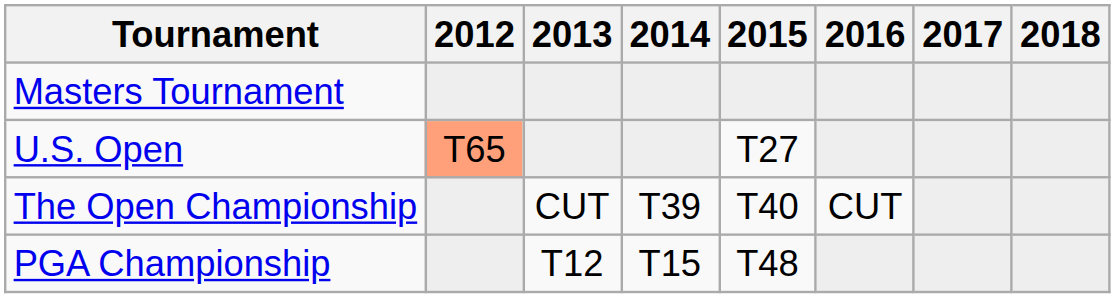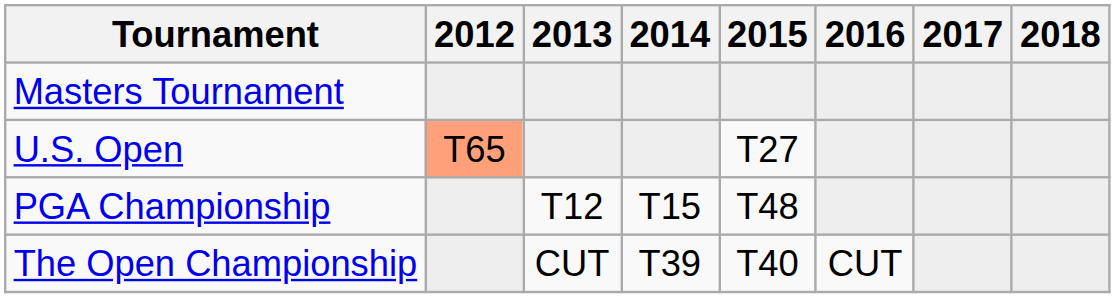rows swapped: (215, 207) <-> (172, 264)
